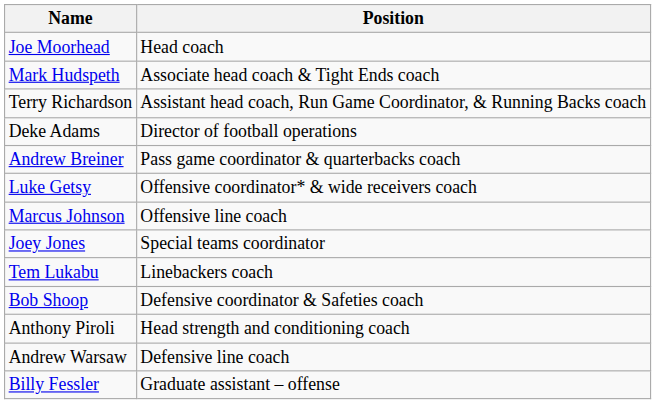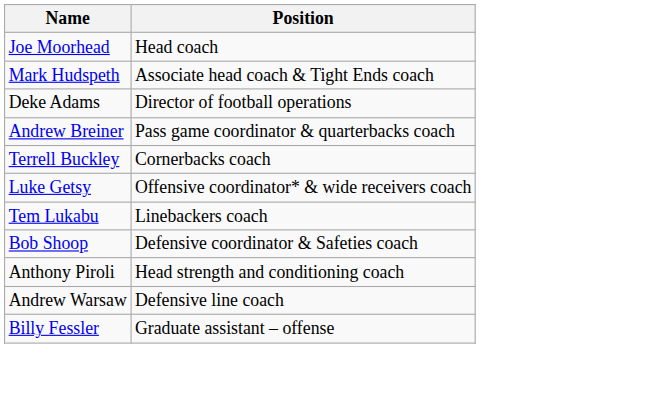- row: (70, 103)
+ row: (64, 159)
- row: (67, 215)
- row: (47, 243)
